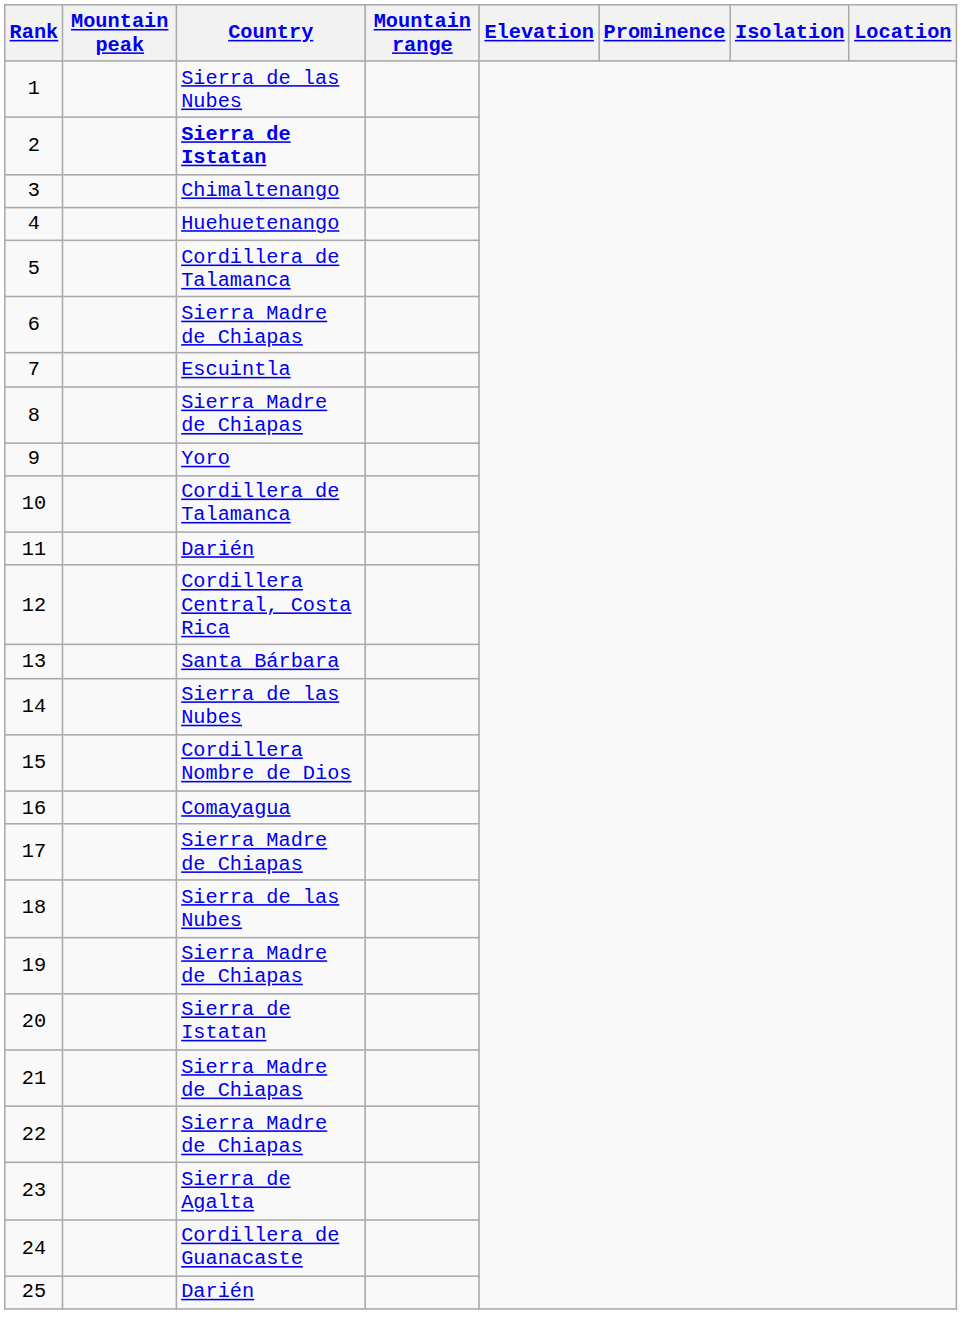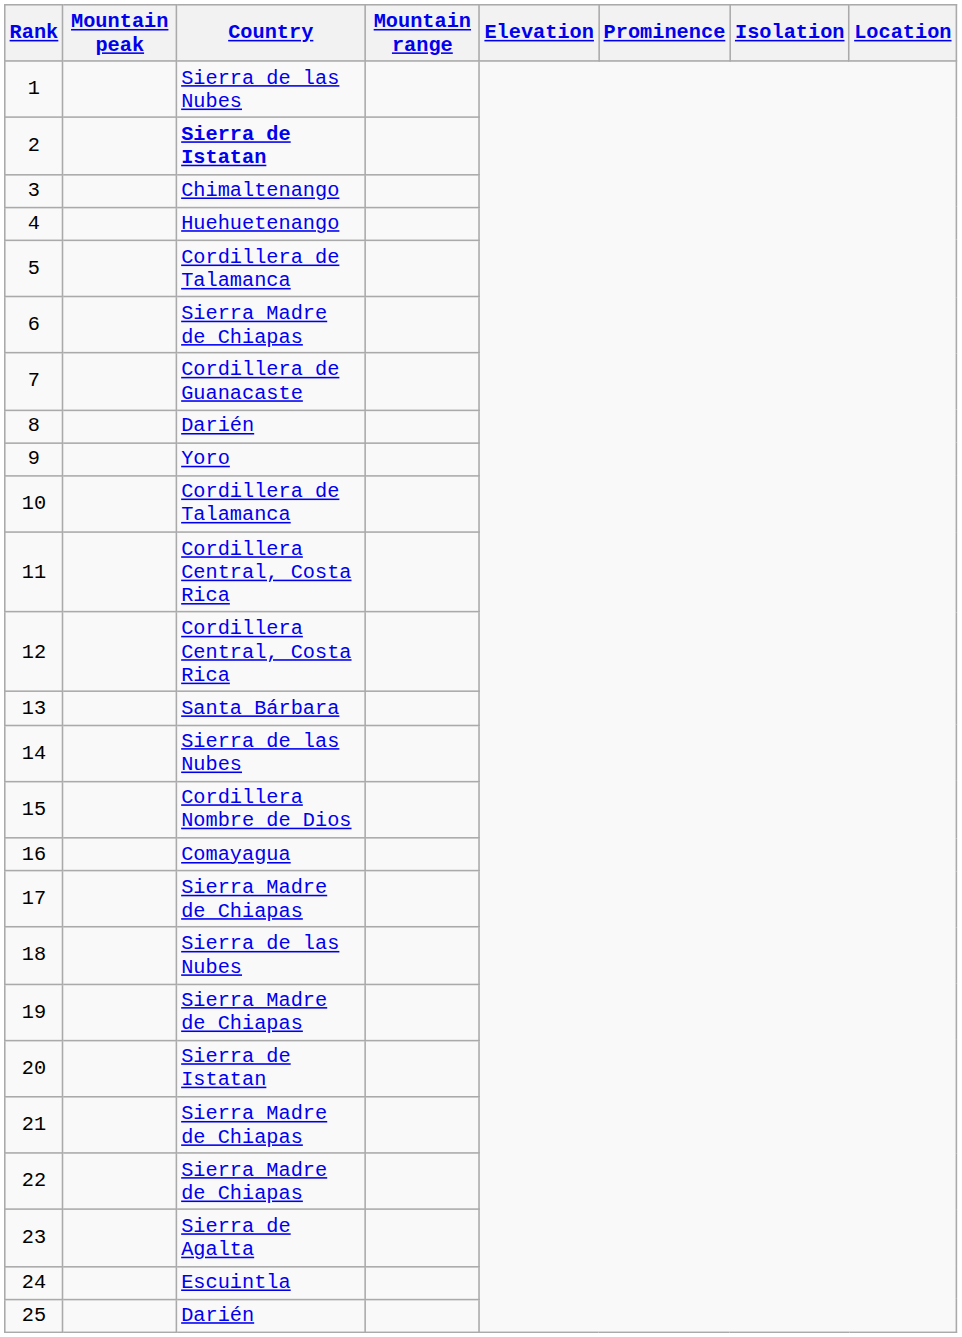(236, 370) Escuintla -> (260, 381) Cordillera de Guanacaste
(254, 414) Sierra Madre de Chiapas -> (218, 426) Darién
(218, 549) Darién -> (266, 572) Cordillera Central, Costa Rica
(260, 1247) Cordillera de Guanacaste -> (236, 1283) Escuintla
